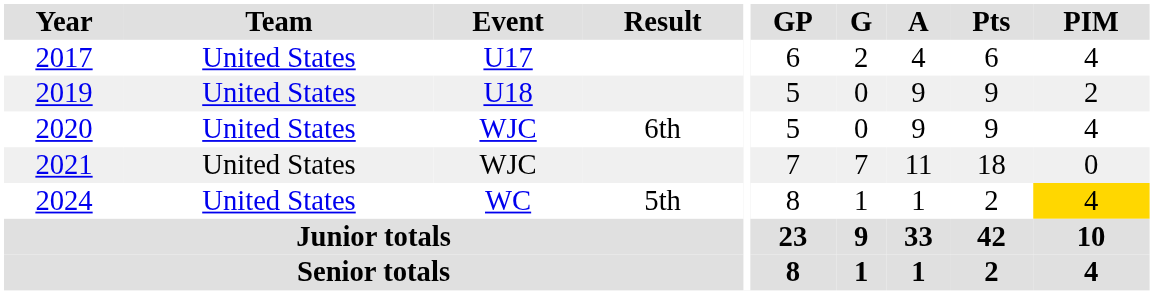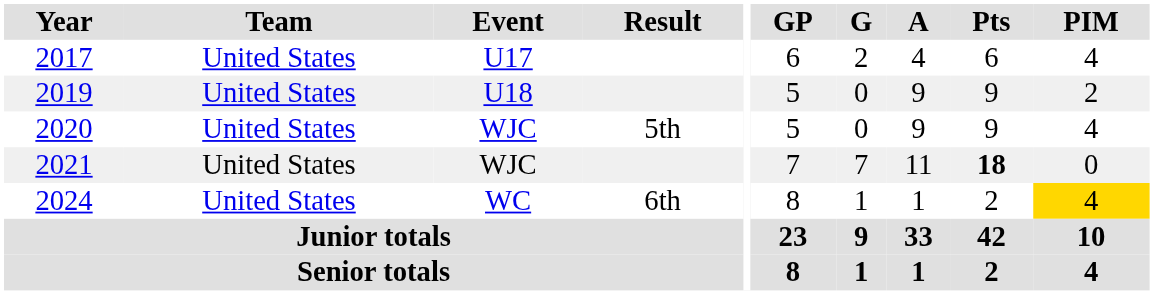(663, 128) 6th -> (663, 128) 5th
(991, 164) normal -> (991, 164) bold
(663, 200) 5th -> (663, 200) 6th
